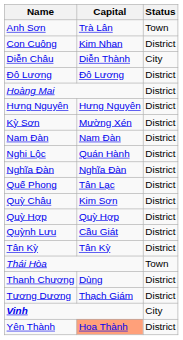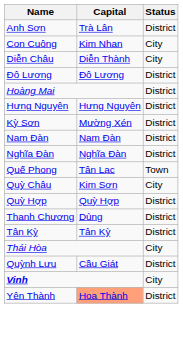(157, 28) Town -> (160, 28) District
(160, 43) District -> (154, 43) City
- row: (26, 153)
(160, 185) District -> (157, 169) Town
(160, 201) District -> (154, 185) City
rows swapped: (31, 232) <-> (40, 279)
(157, 264) Town -> (154, 248) City
- row: (39, 295)
